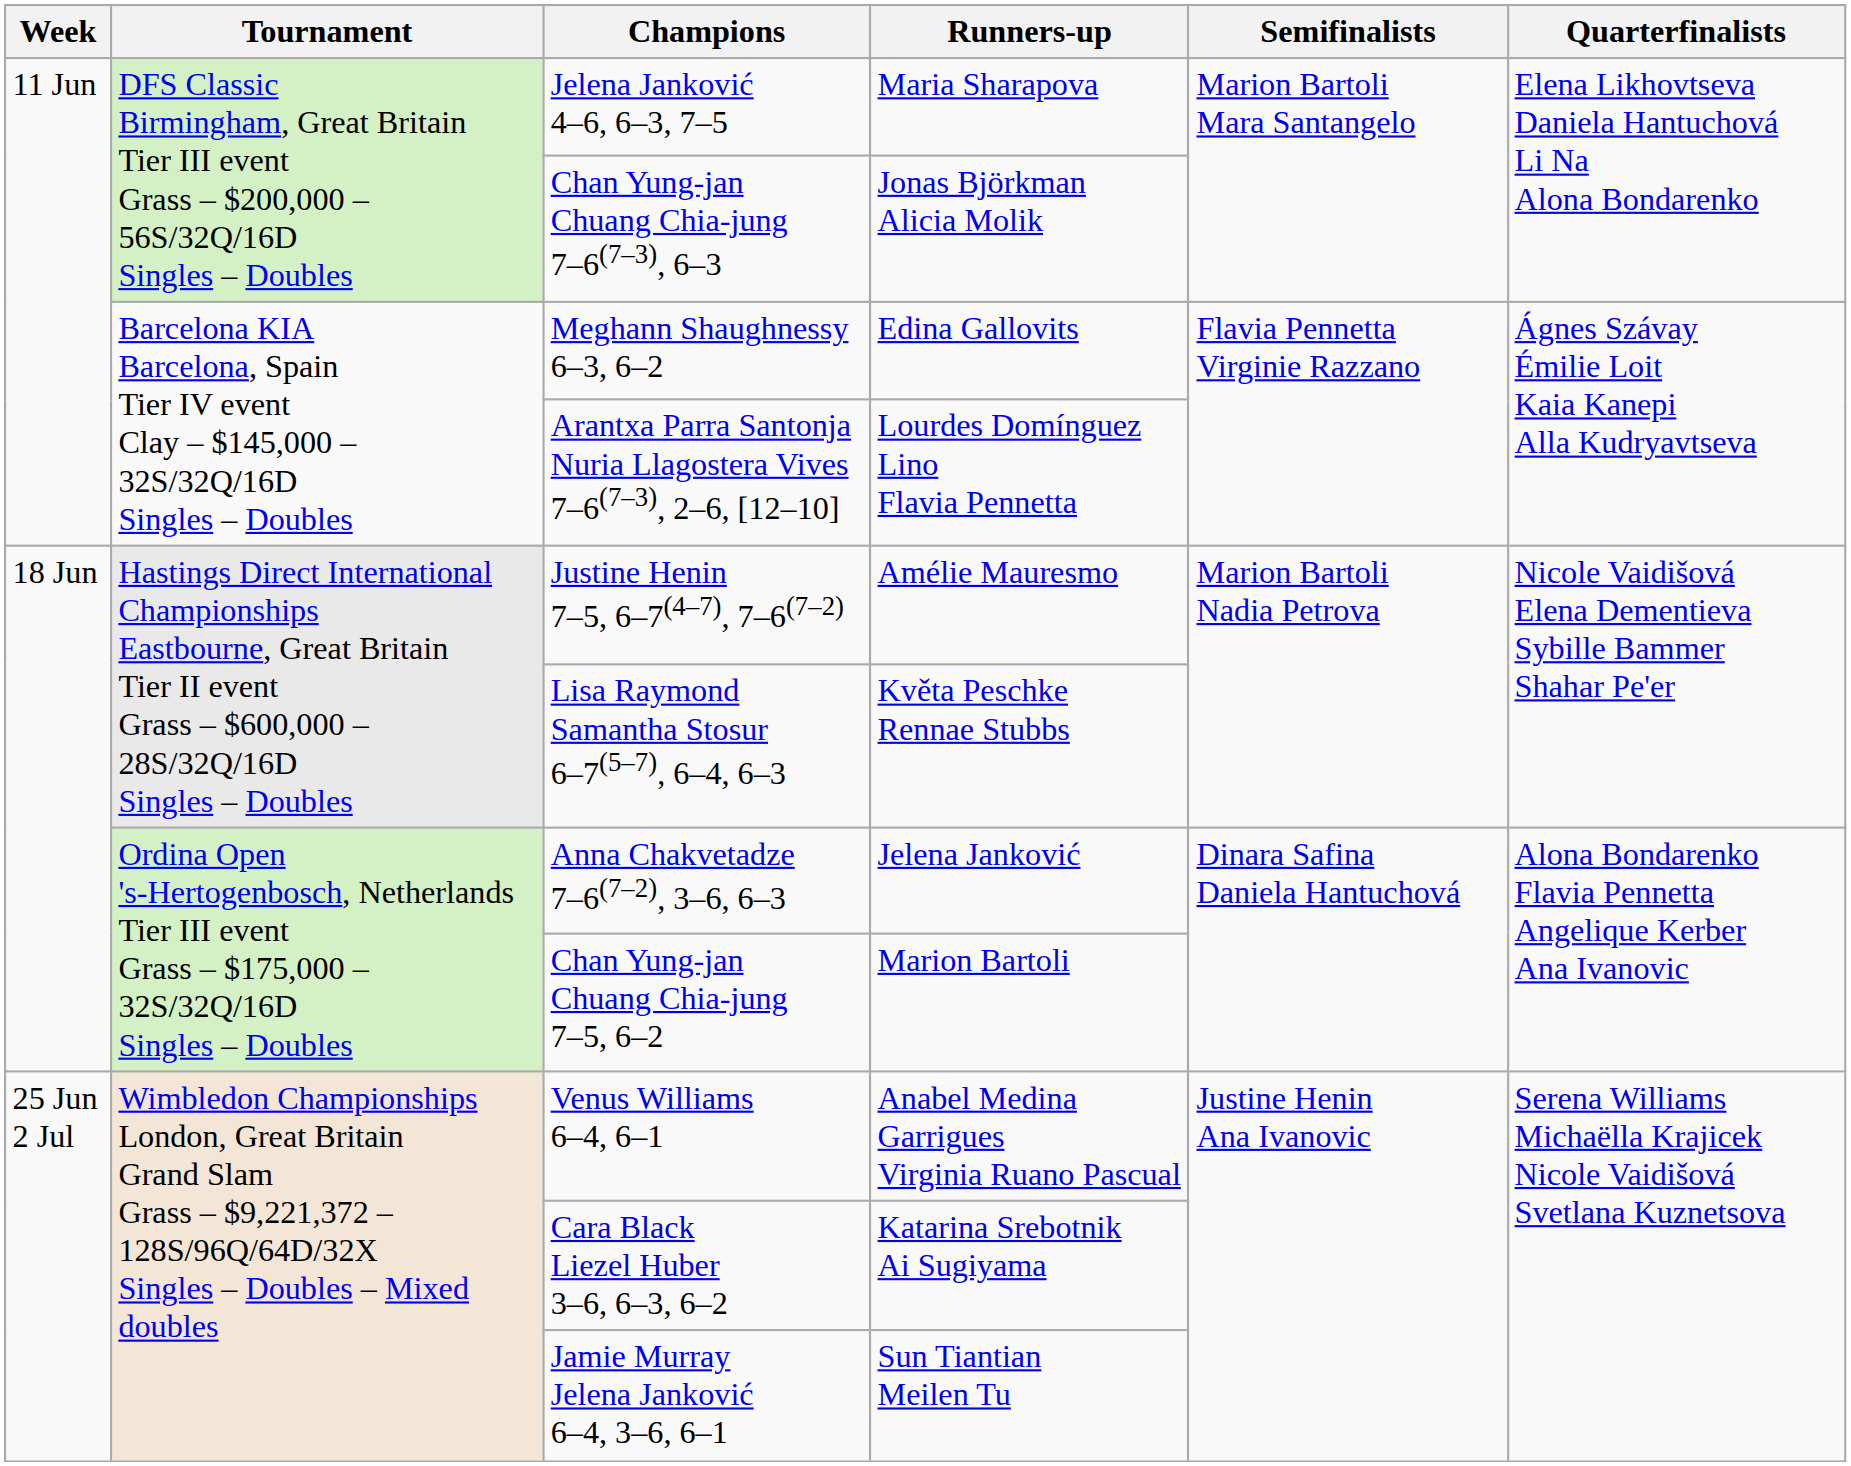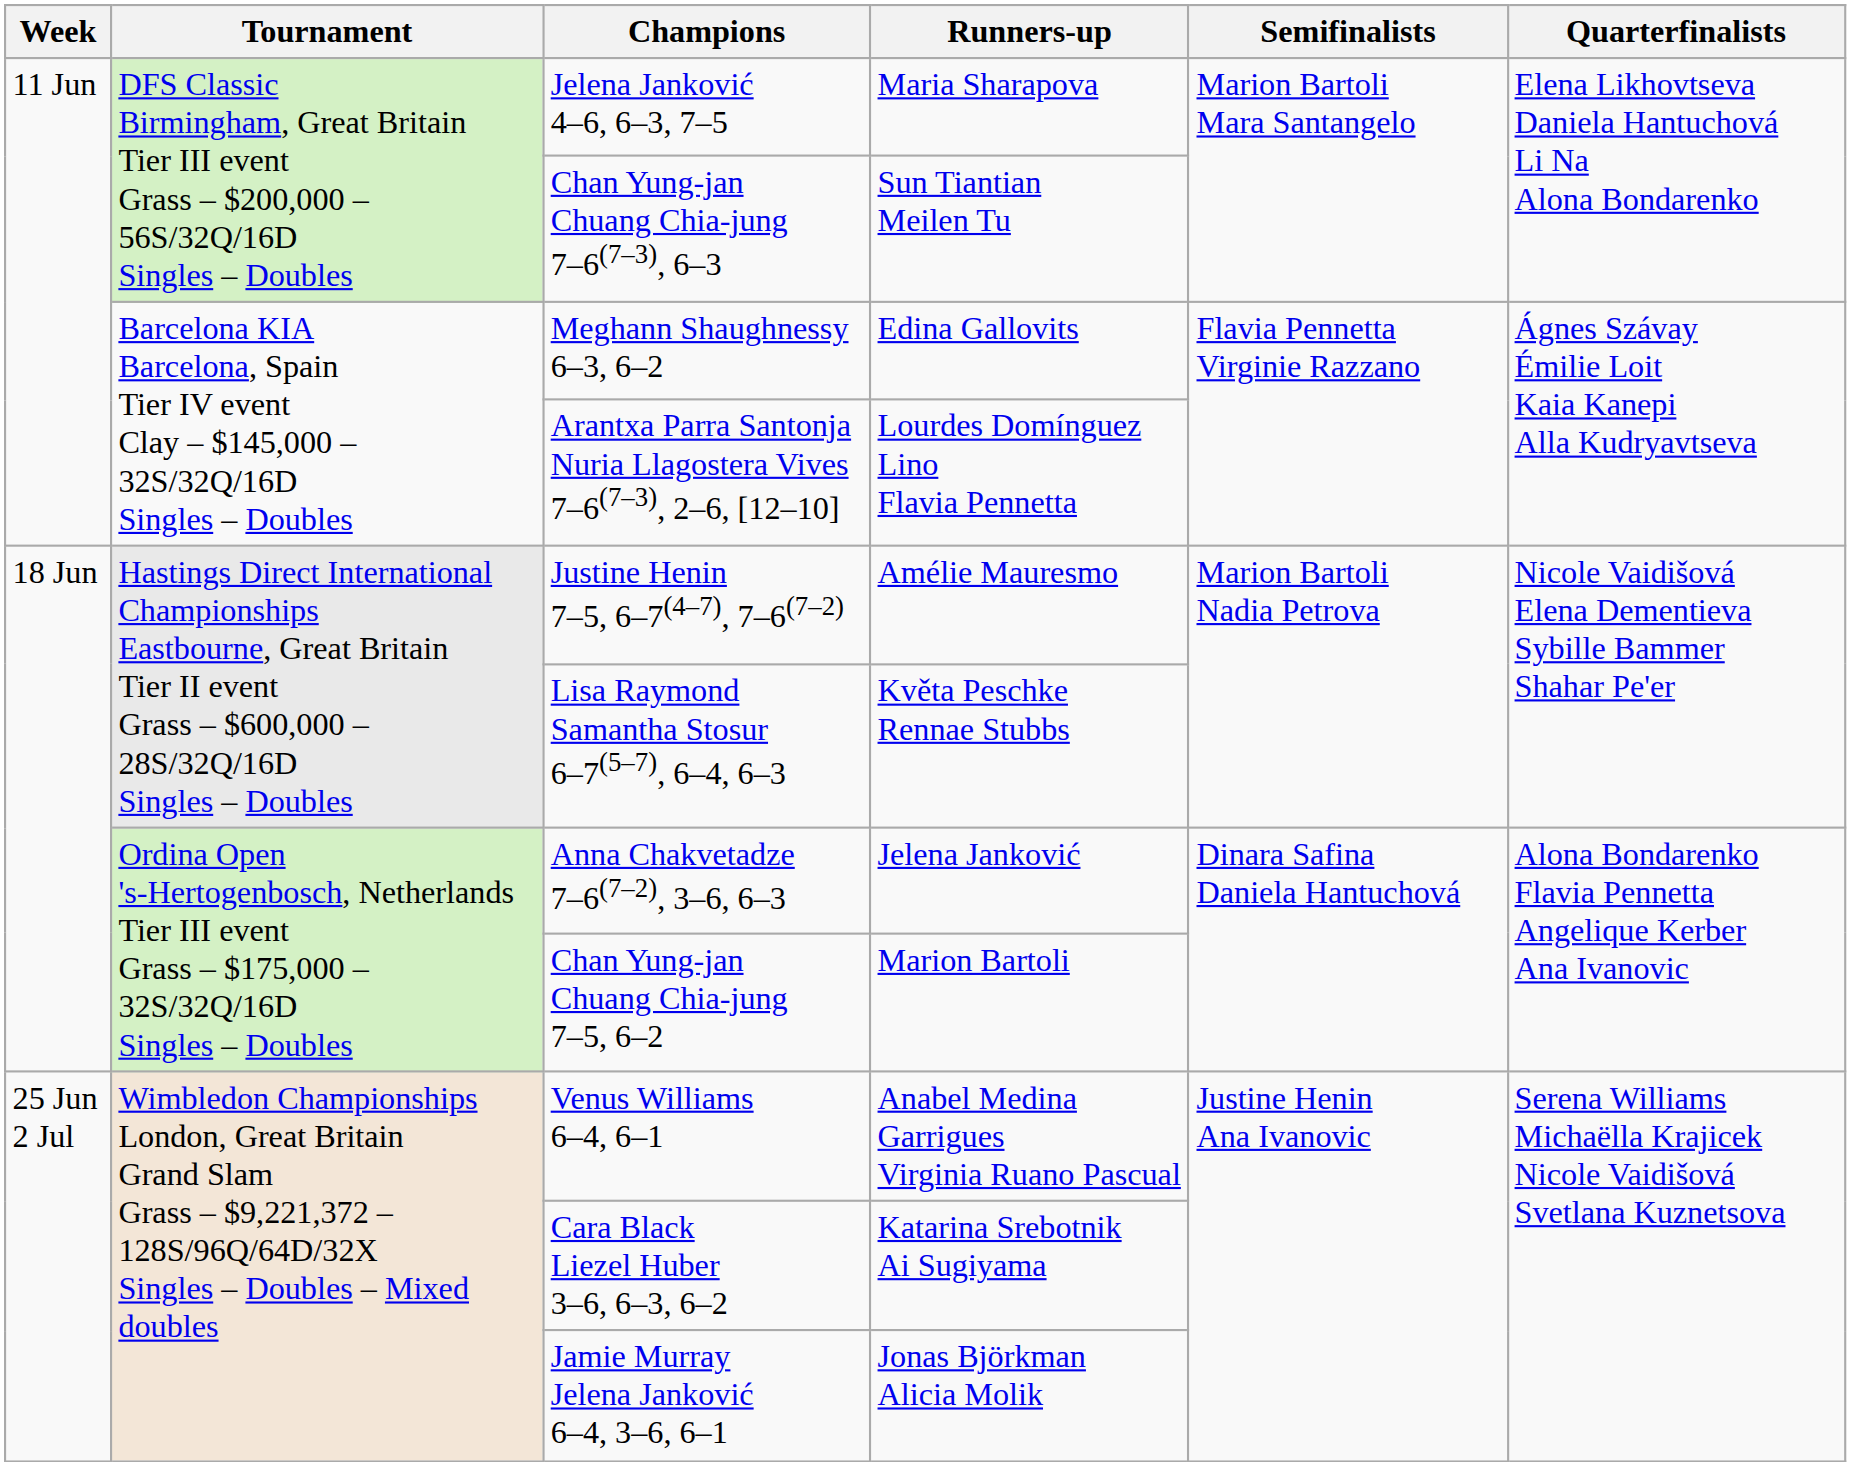(982, 201) Jonas Björkman Alicia Molik -> (959, 201) Sun Tiantian Meilen Tu
(959, 1376) Sun Tiantian Meilen Tu -> (982, 1376) Jonas Björkman Alicia Molik
